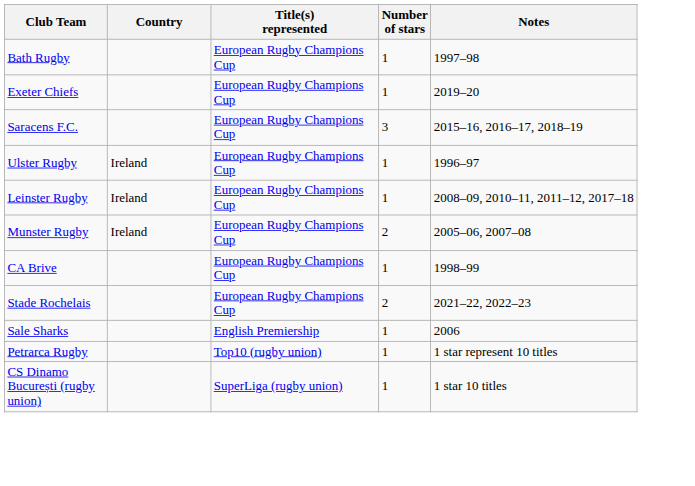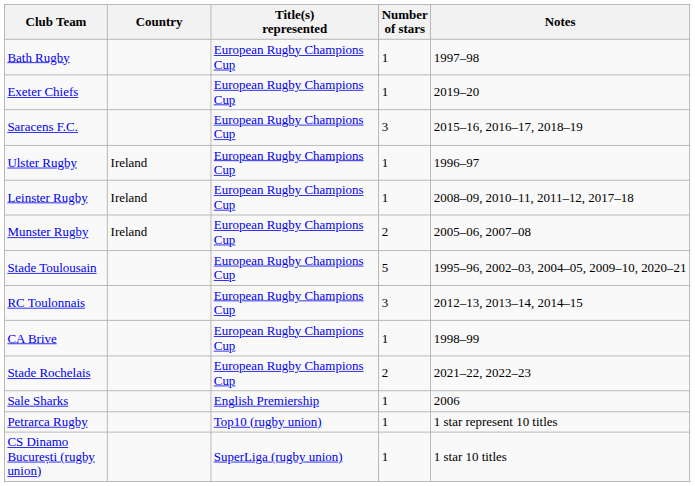+ row: (52, 268)
+ row: (46, 303)
